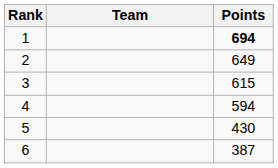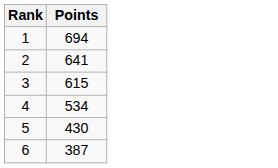- column: (130, 15)
(243, 38) bold -> (77, 38) normal
(243, 60) 649 -> (77, 60) 641
(243, 106) 594 -> (77, 106) 534
